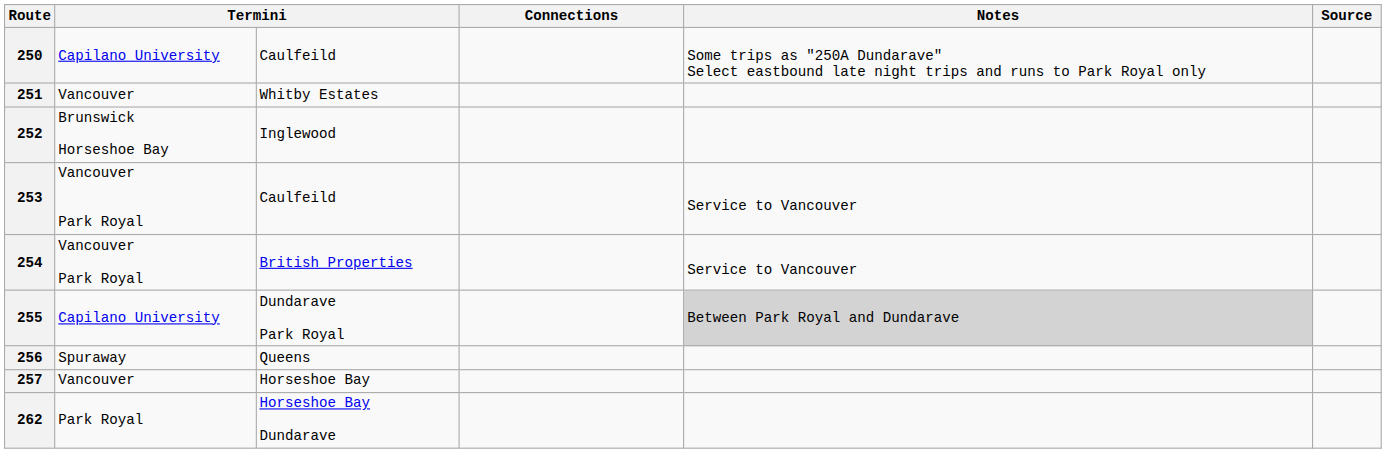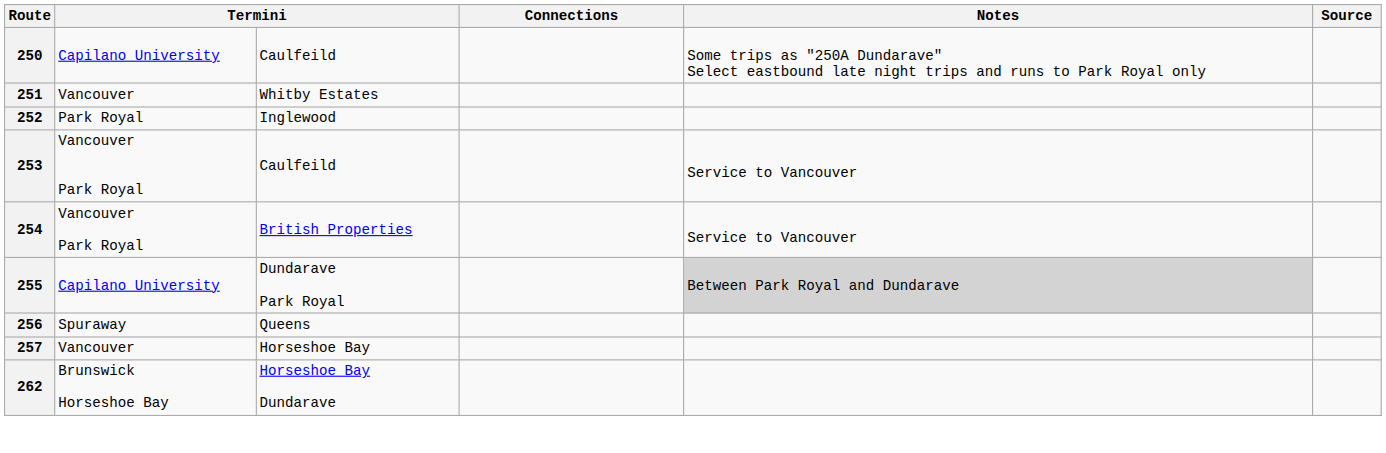(114, 134) Brunswick Horseshoe Bay -> (101, 118) Park Royal
(101, 420) Park Royal -> (114, 387) Brunswick Horseshoe Bay
